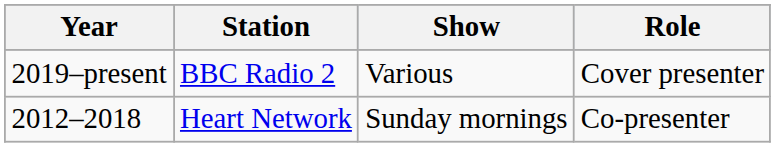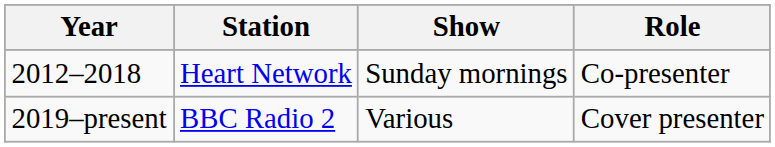rows swapped: (76, 118) <-> (89, 73)
